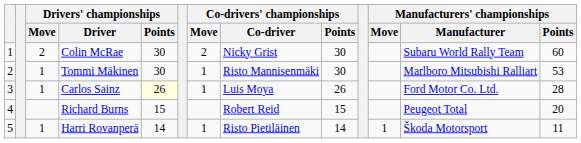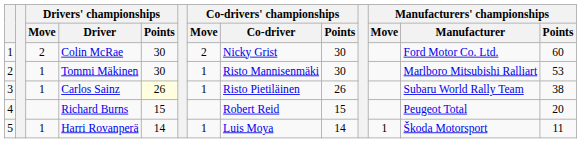(464, 51) Subaru World Rally Team -> (451, 51) Ford Motor Co. Ltd.
(248, 89) Luis Moya -> (261, 89) Risto Pietiläinen
(451, 89) Ford Motor Co. Ltd. -> (464, 89) Subaru World Rally Team
(558, 89) 28 -> (558, 89) 38
(261, 128) Risto Pietiläinen -> (248, 128) Luis Moya
